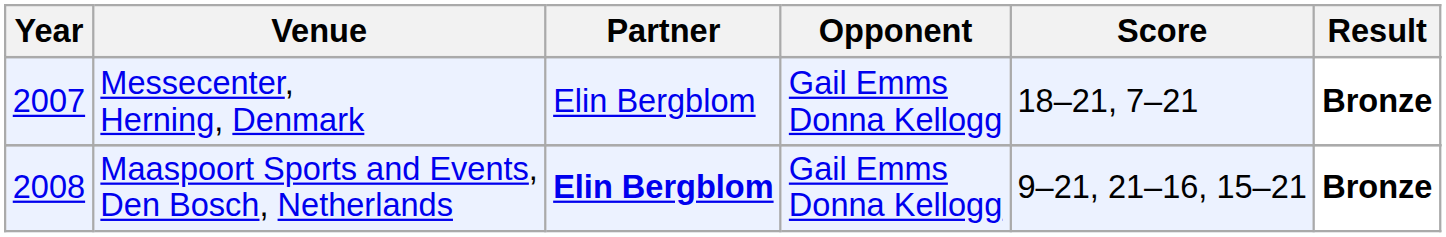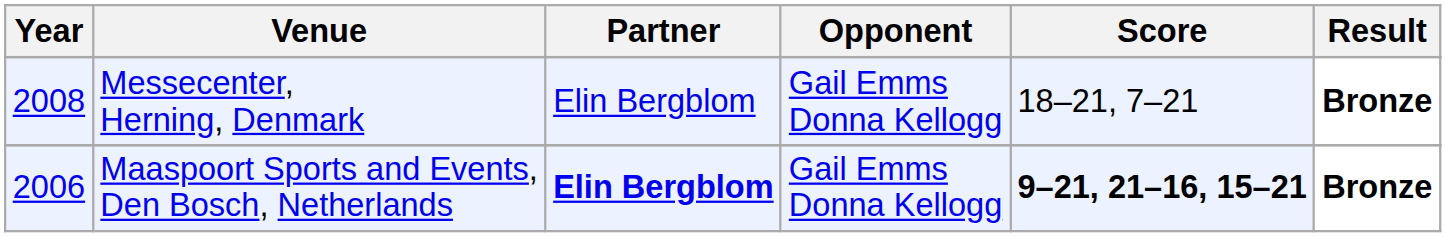(49, 101) 2007 -> (49, 101) 2008
(49, 188) 2008 -> (49, 188) 2006
(1162, 188) normal -> (1162, 188) bold
